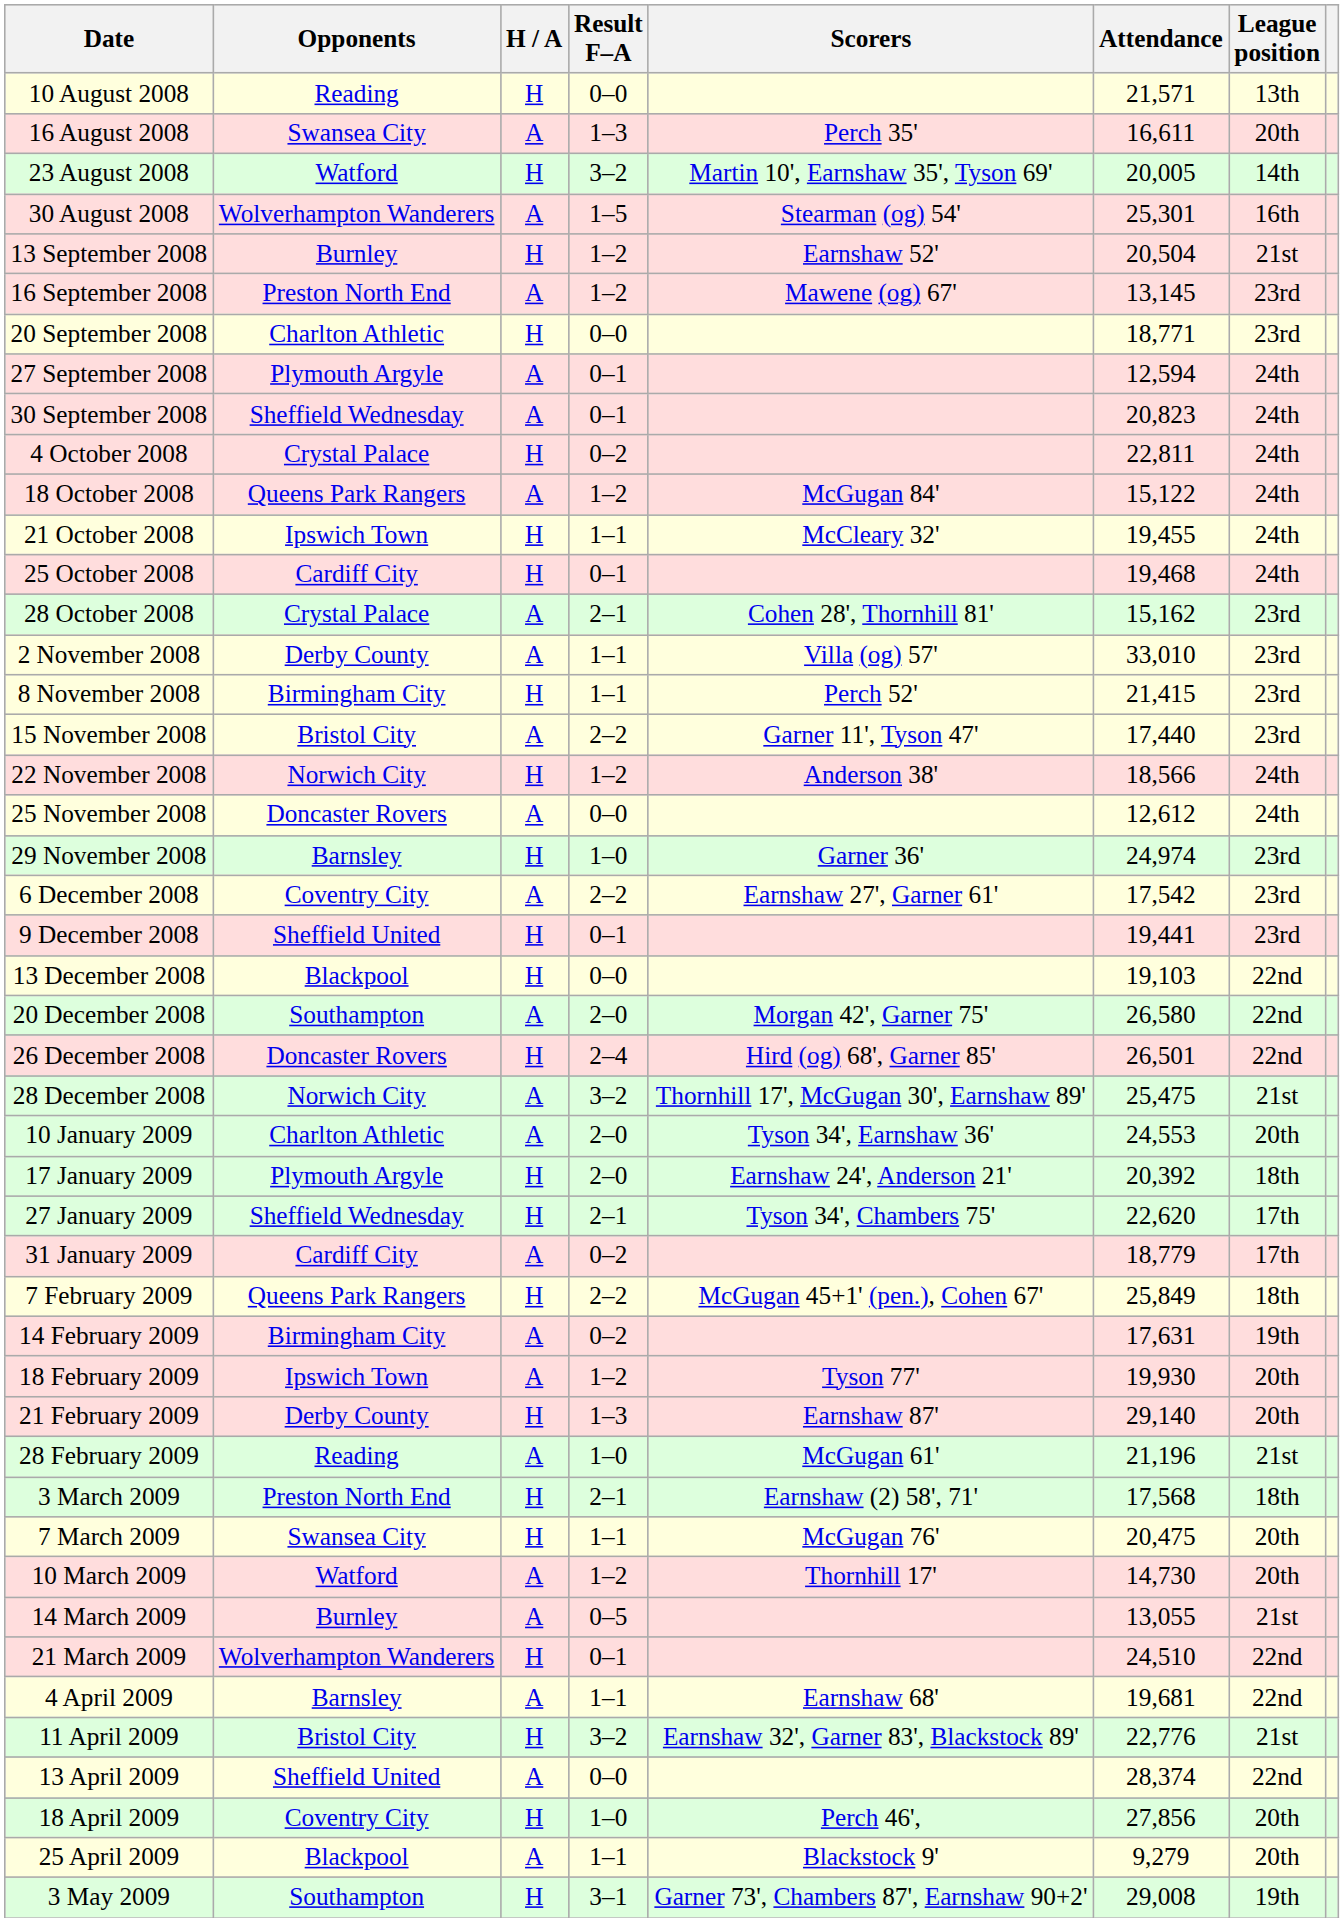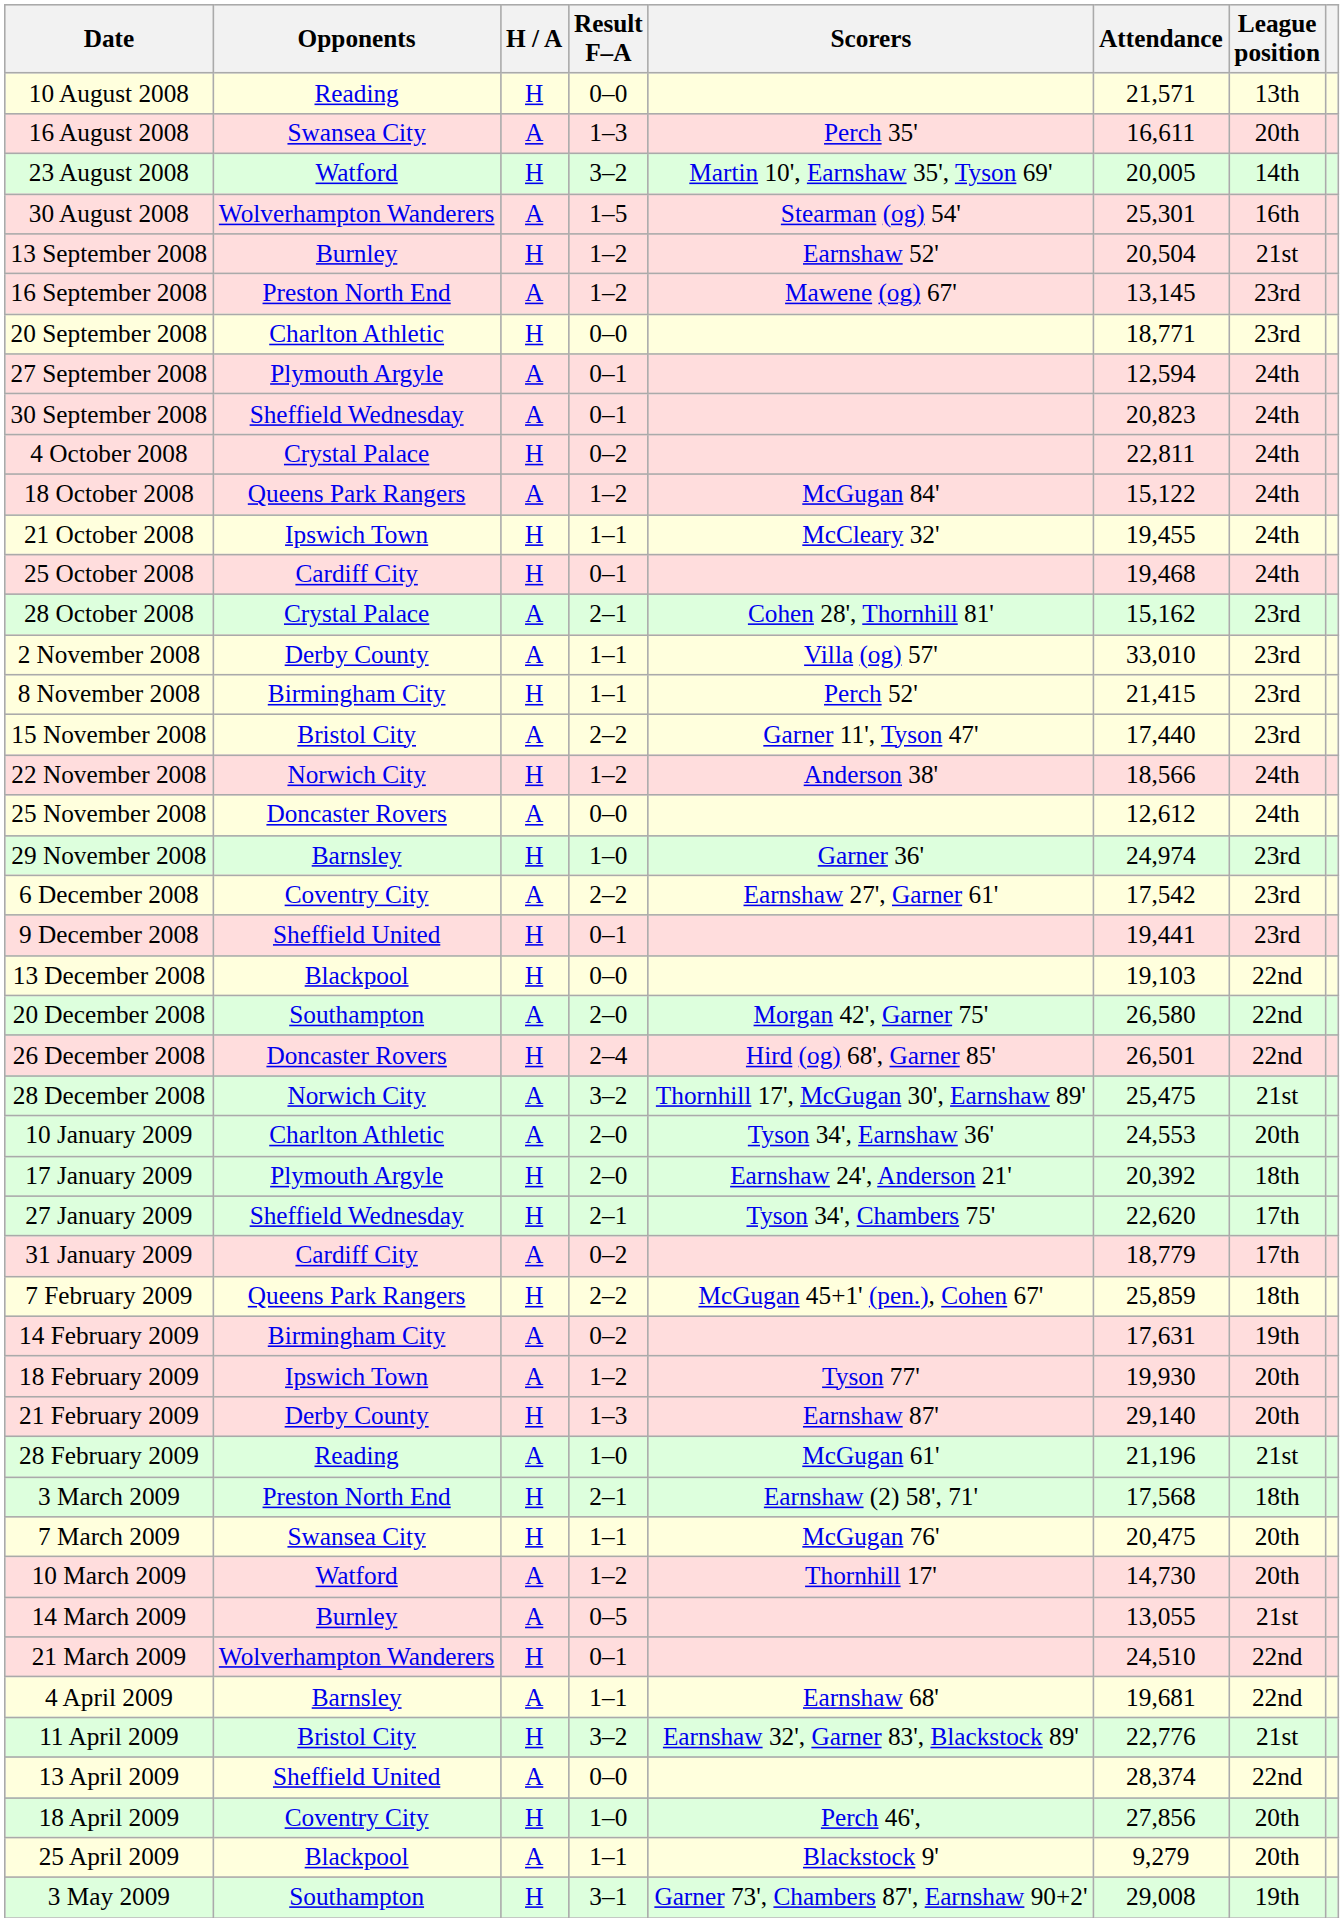(1161, 1295) 25,849 -> (1161, 1295) 25,859
